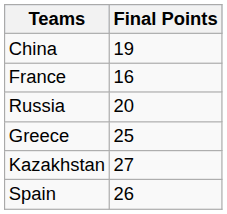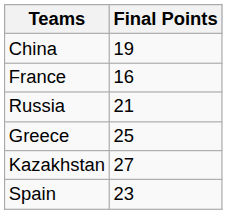(124, 106) 20 -> (124, 106) 21
(124, 194) 26 -> (124, 194) 23
